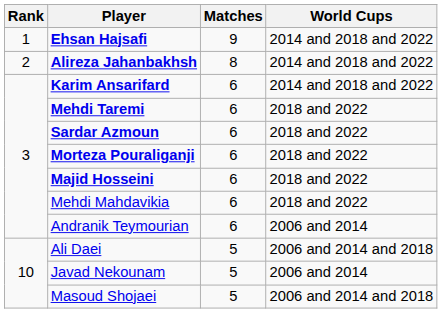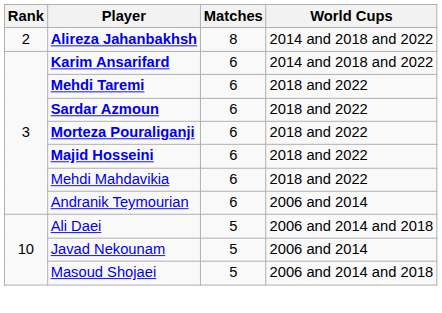- row: (99, 39)
